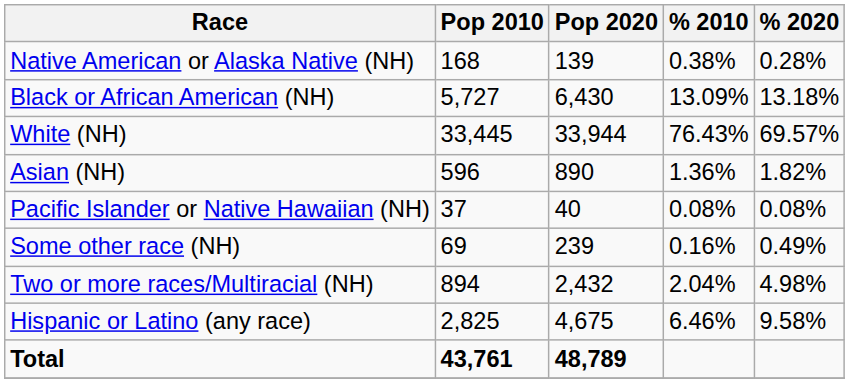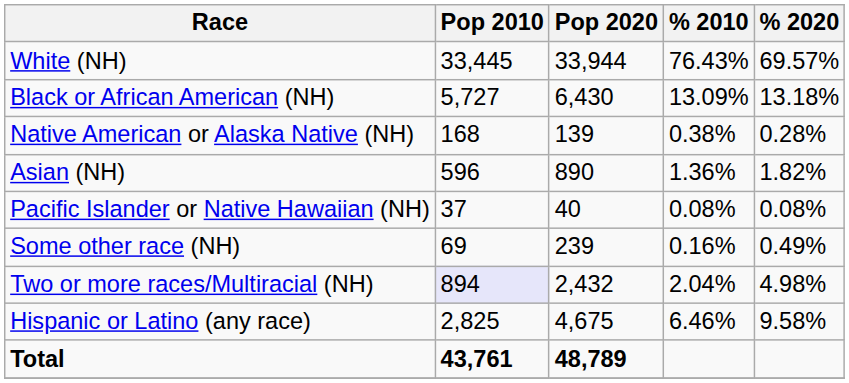rows swapped: (68, 135) <-> (212, 60)
(460, 284) no background -> (460, 284) lavender background
